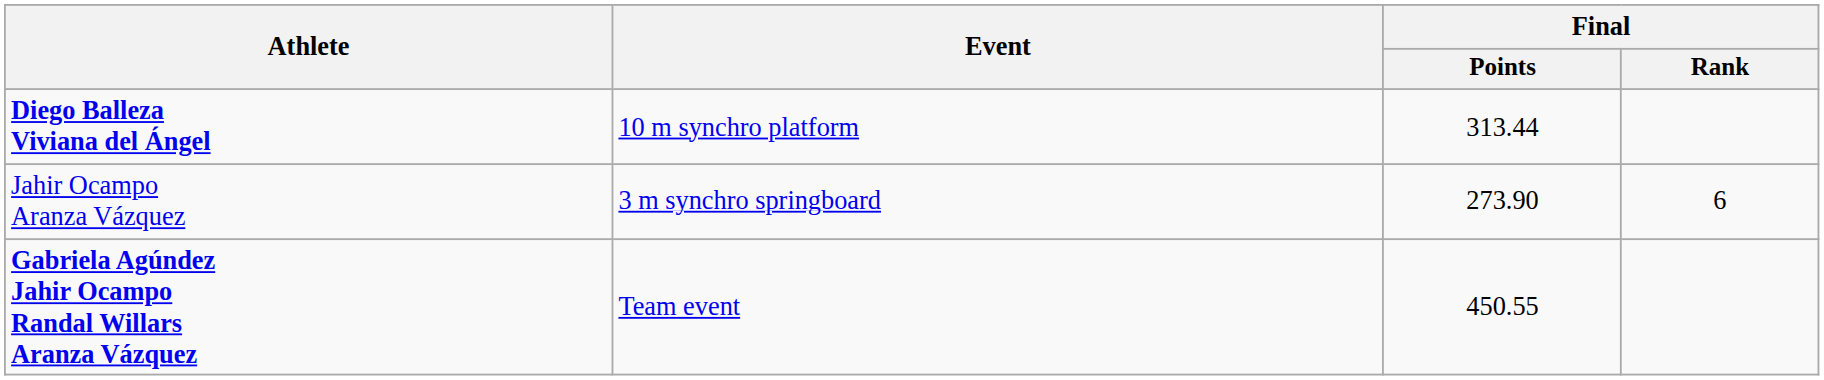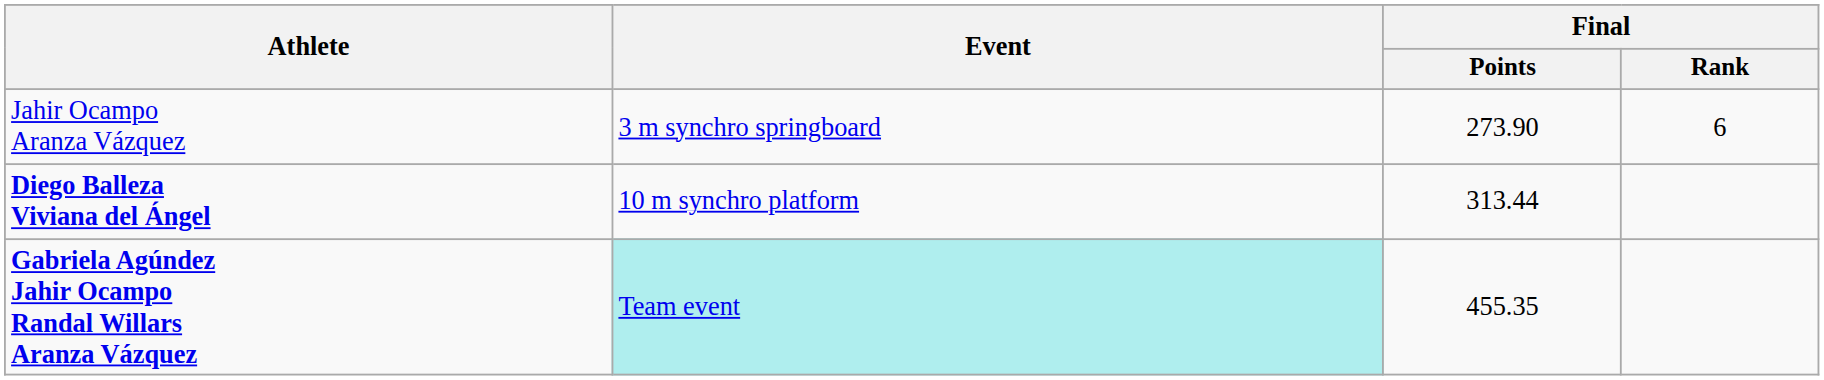rows swapped: (98, 201) <-> (111, 126)
(679, 307) no background -> (679, 307) paleturquoise background
(1503, 307) 450.55 -> (1503, 307) 455.35
